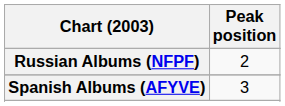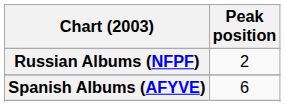(245, 87) 3 -> (245, 87) 6
